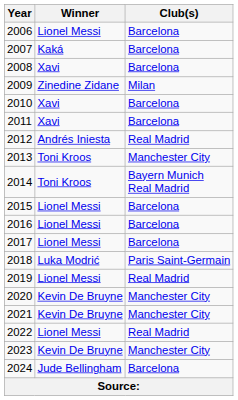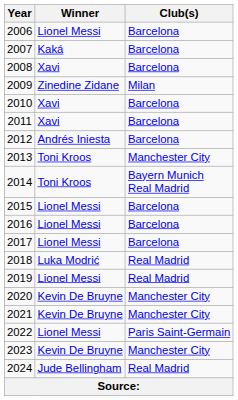(159, 139) Real Madrid -> (154, 139) Barcelona
(179, 260) Paris Saint-Germain -> (159, 260) Real Madrid
(159, 332) Real Madrid -> (179, 332) Paris Saint-Germain
(154, 368) Barcelona -> (159, 368) Real Madrid
